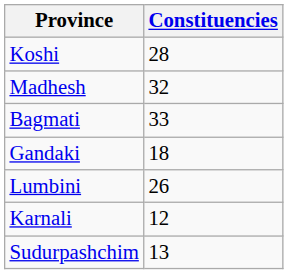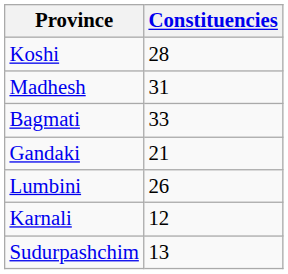(159, 86) 32 -> (159, 86) 31
(159, 152) 18 -> (159, 152) 21
